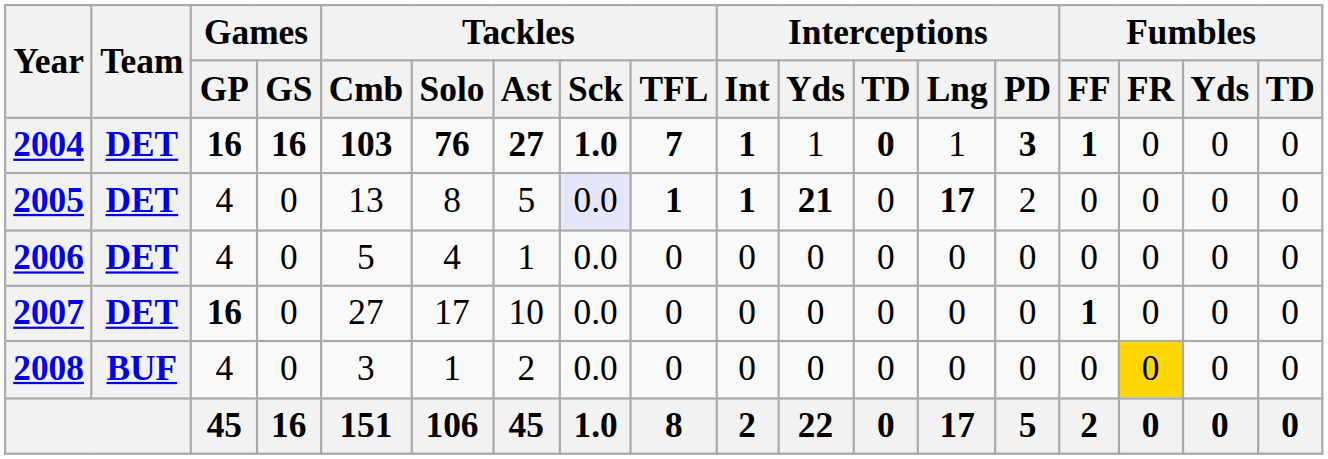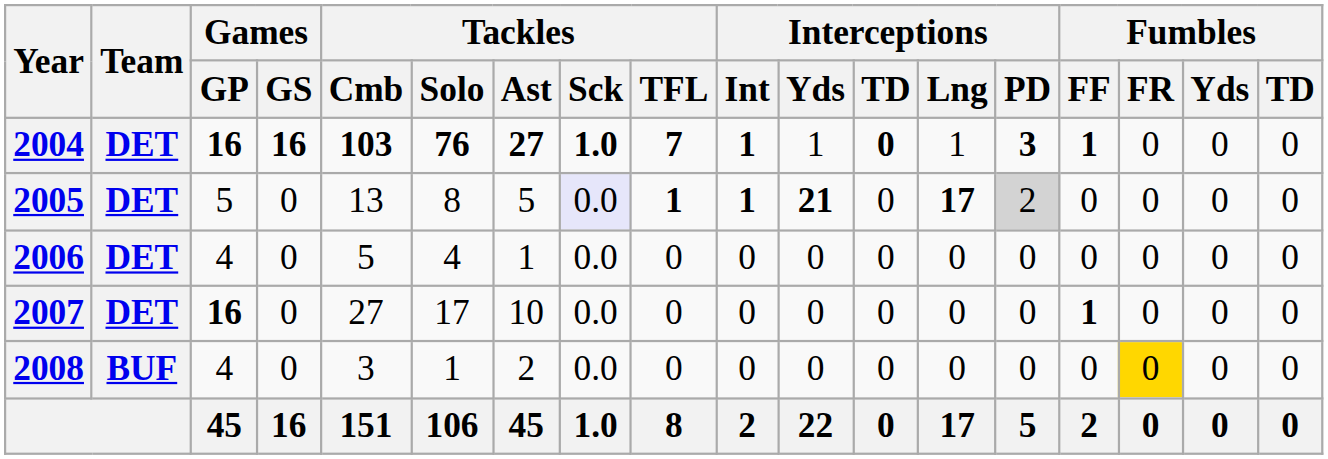(224, 200) 4 -> (224, 200) 5
(1028, 200) no background -> (1028, 200) lightgrey background
